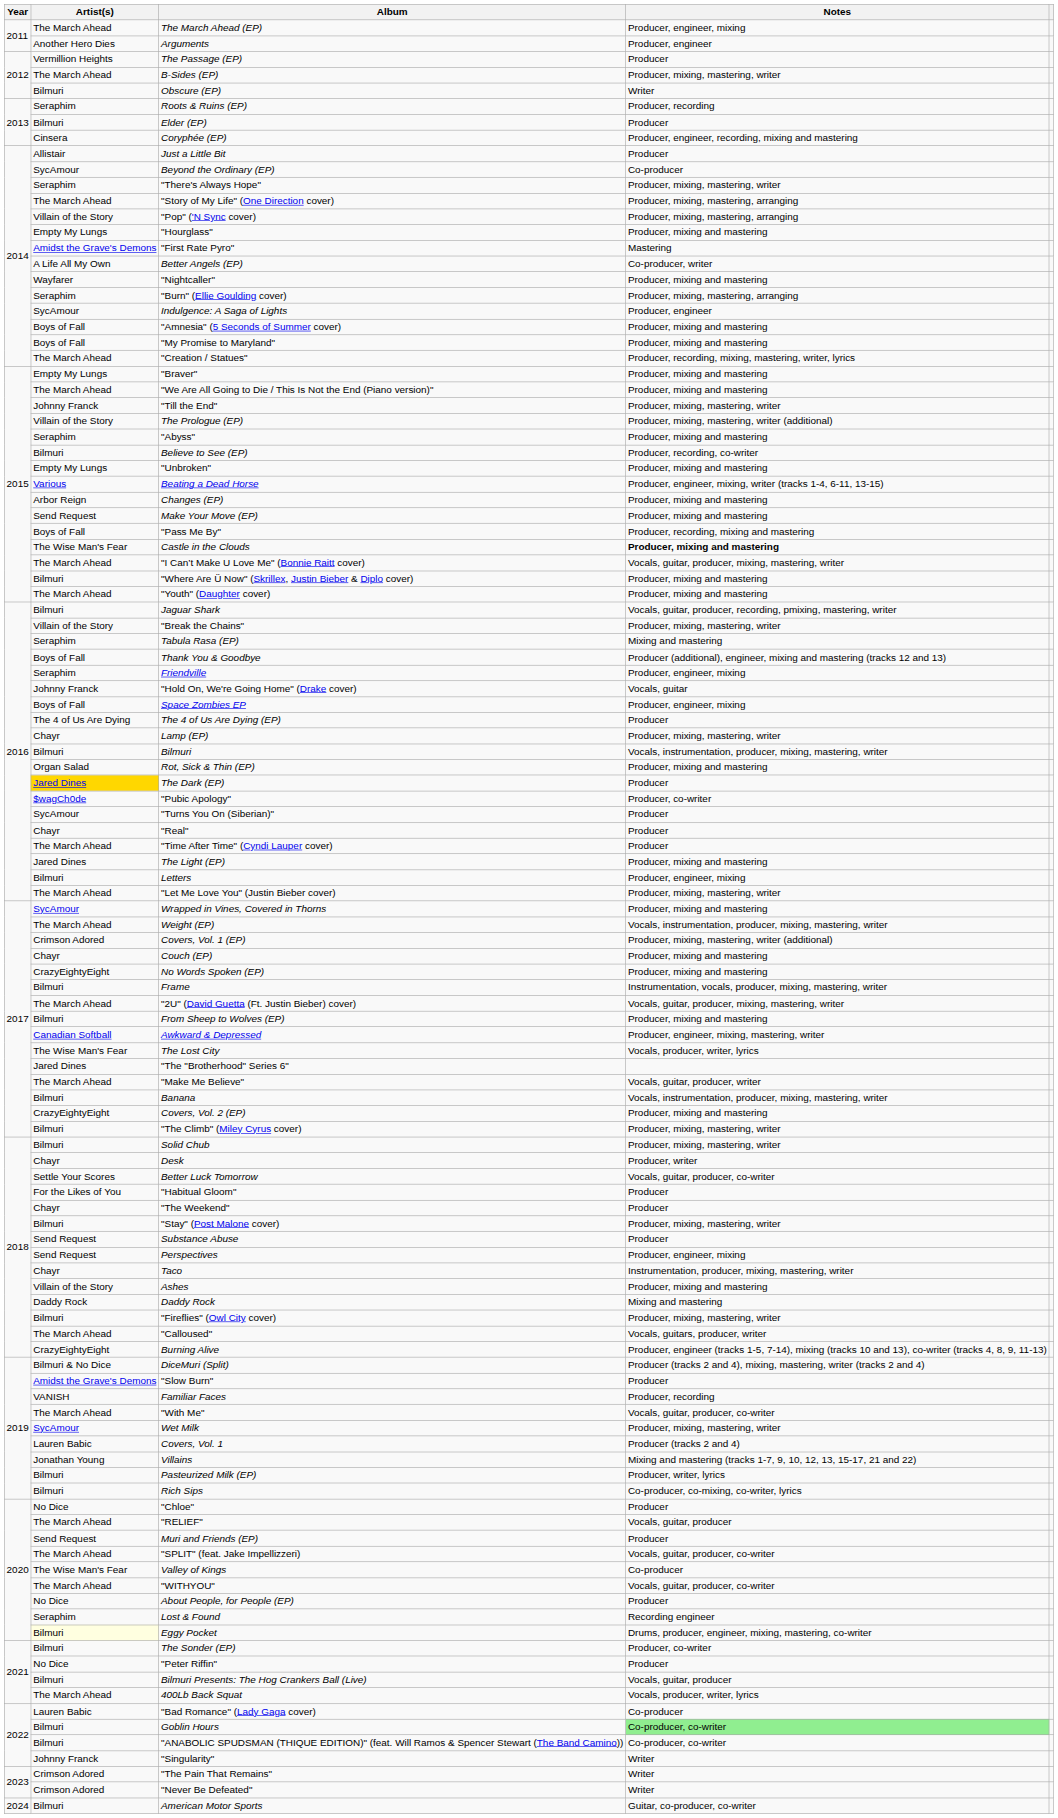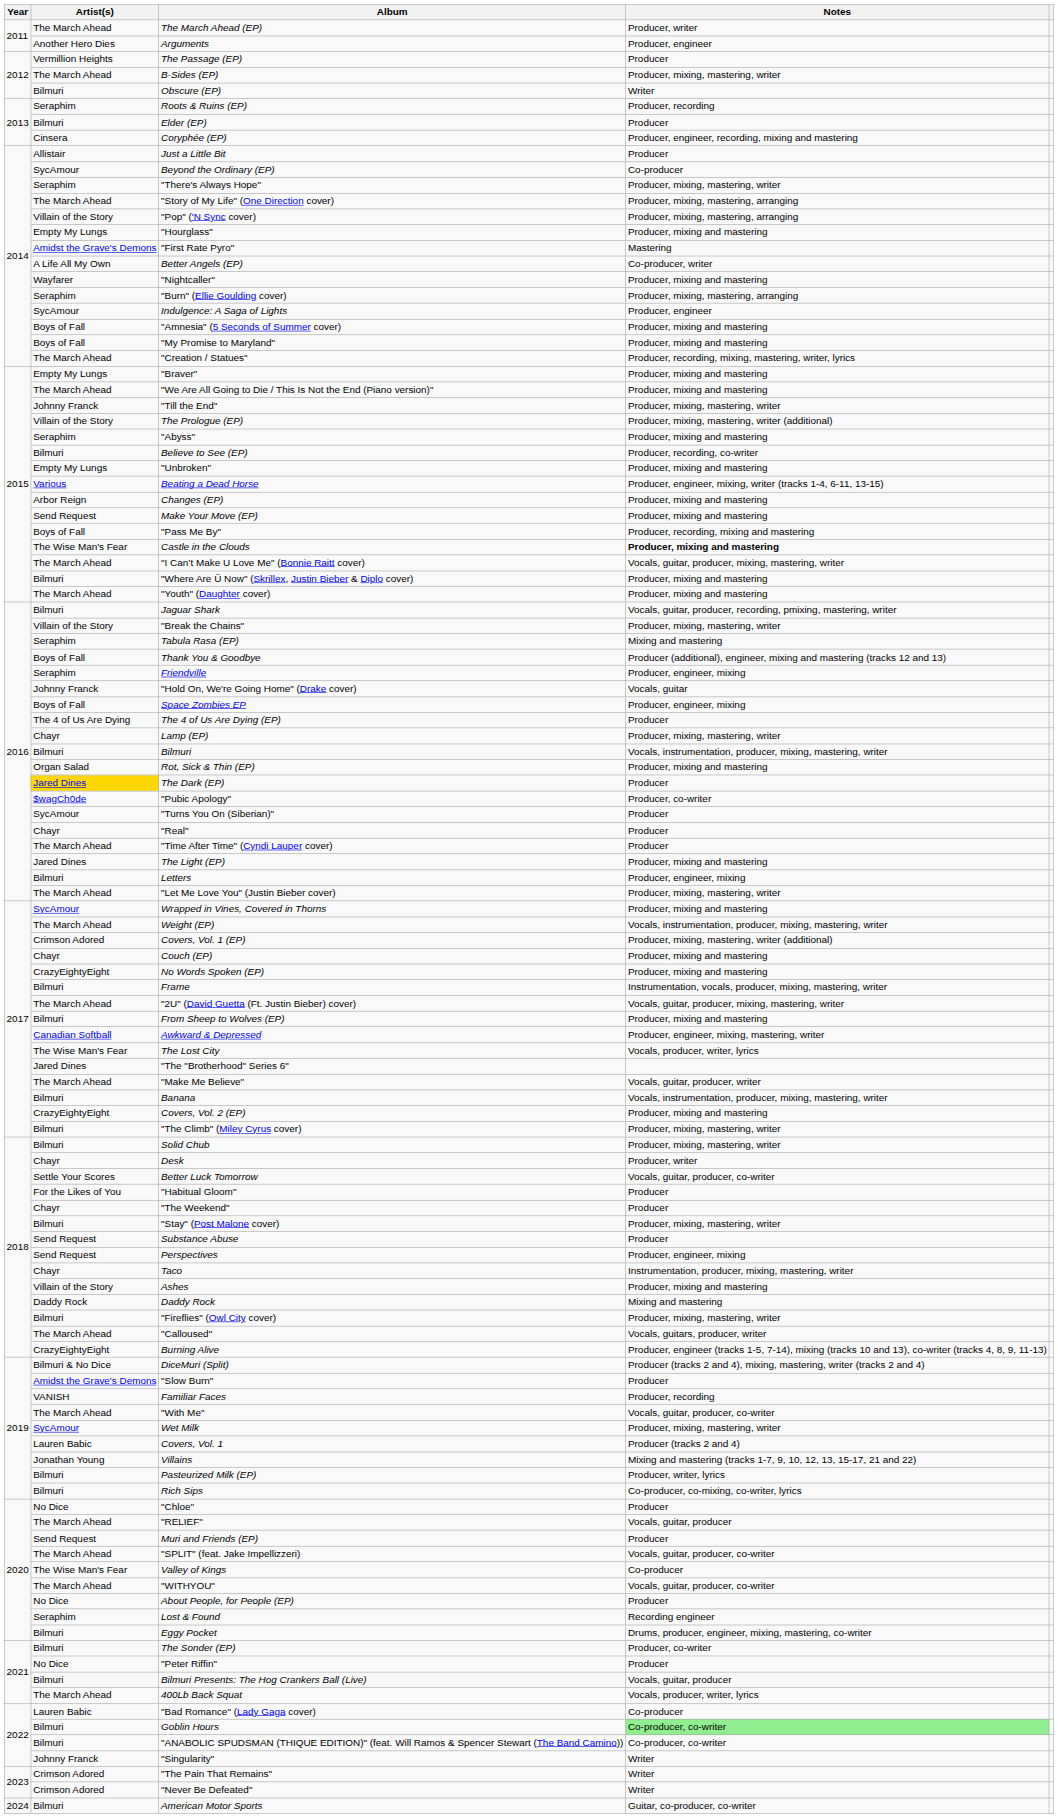(687, 28) Producer, engineer, mixing -> (663, 28) Producer, writer
(48, 1632) lightyellow background -> (48, 1632) no background
